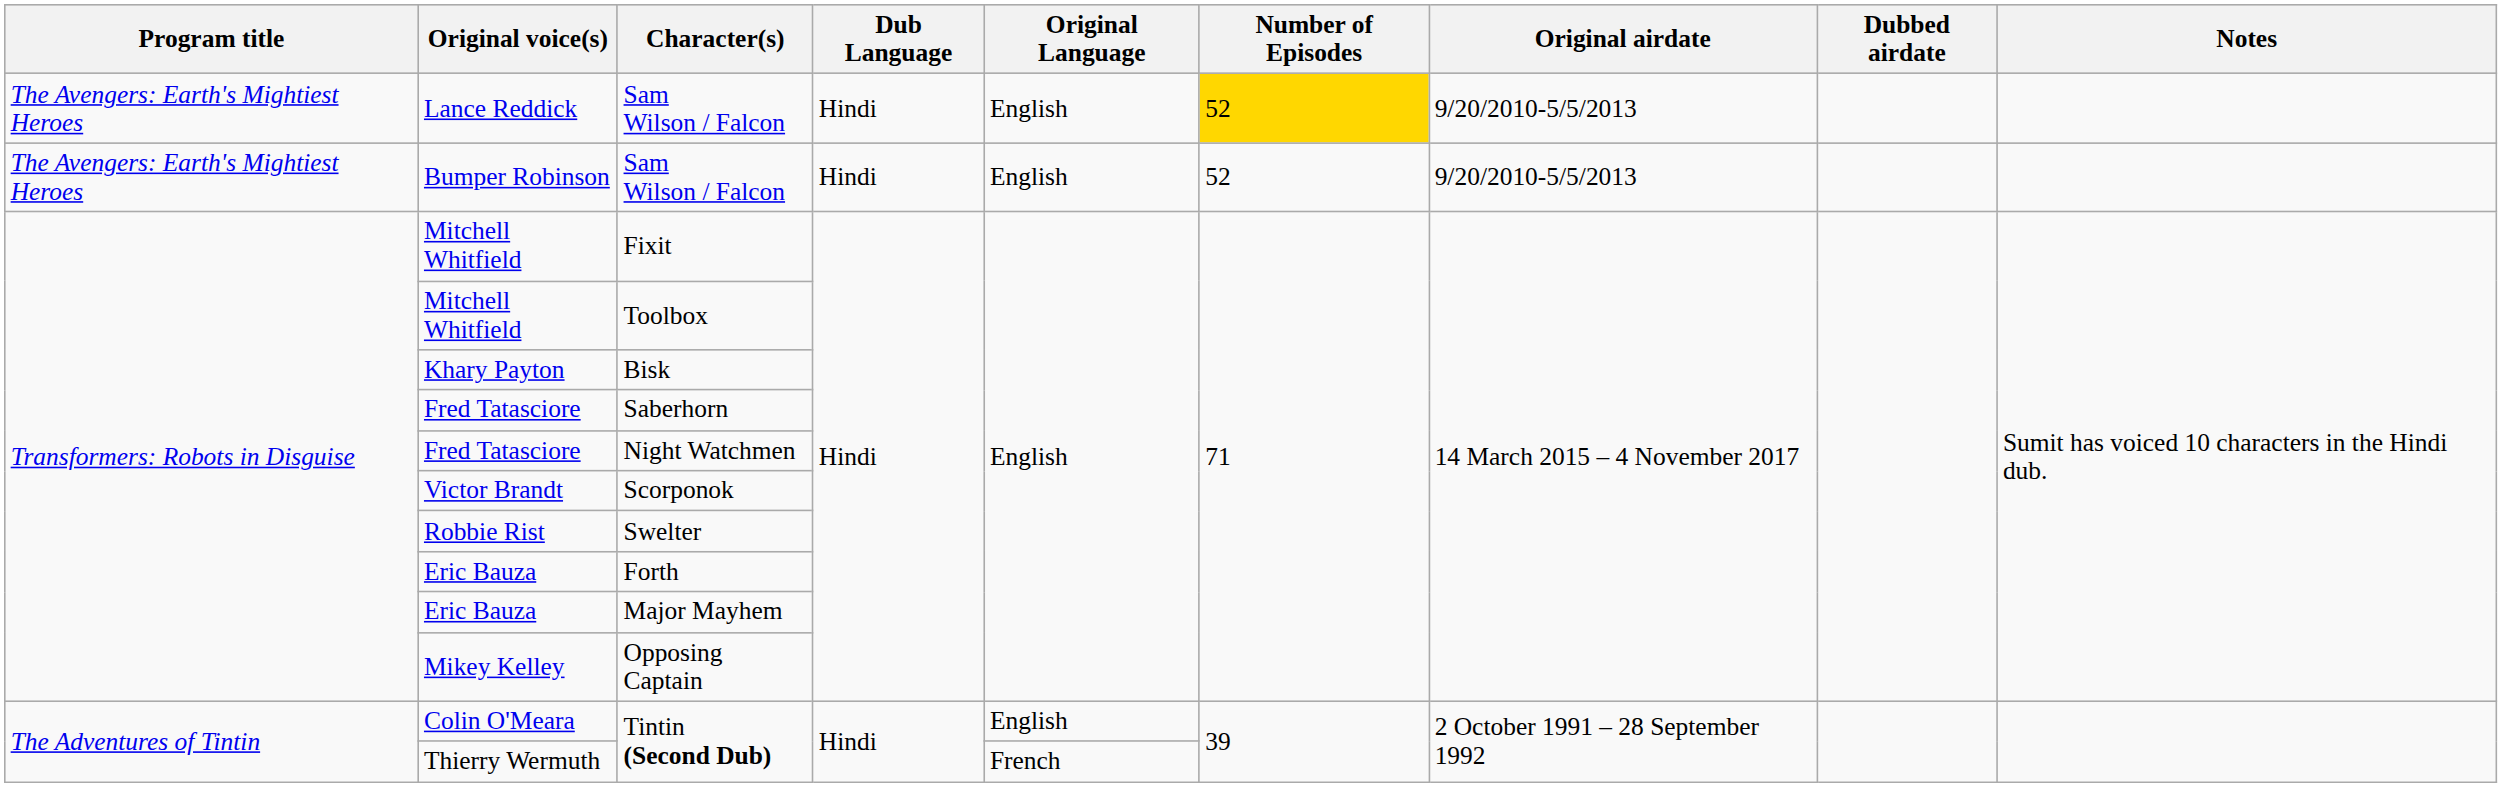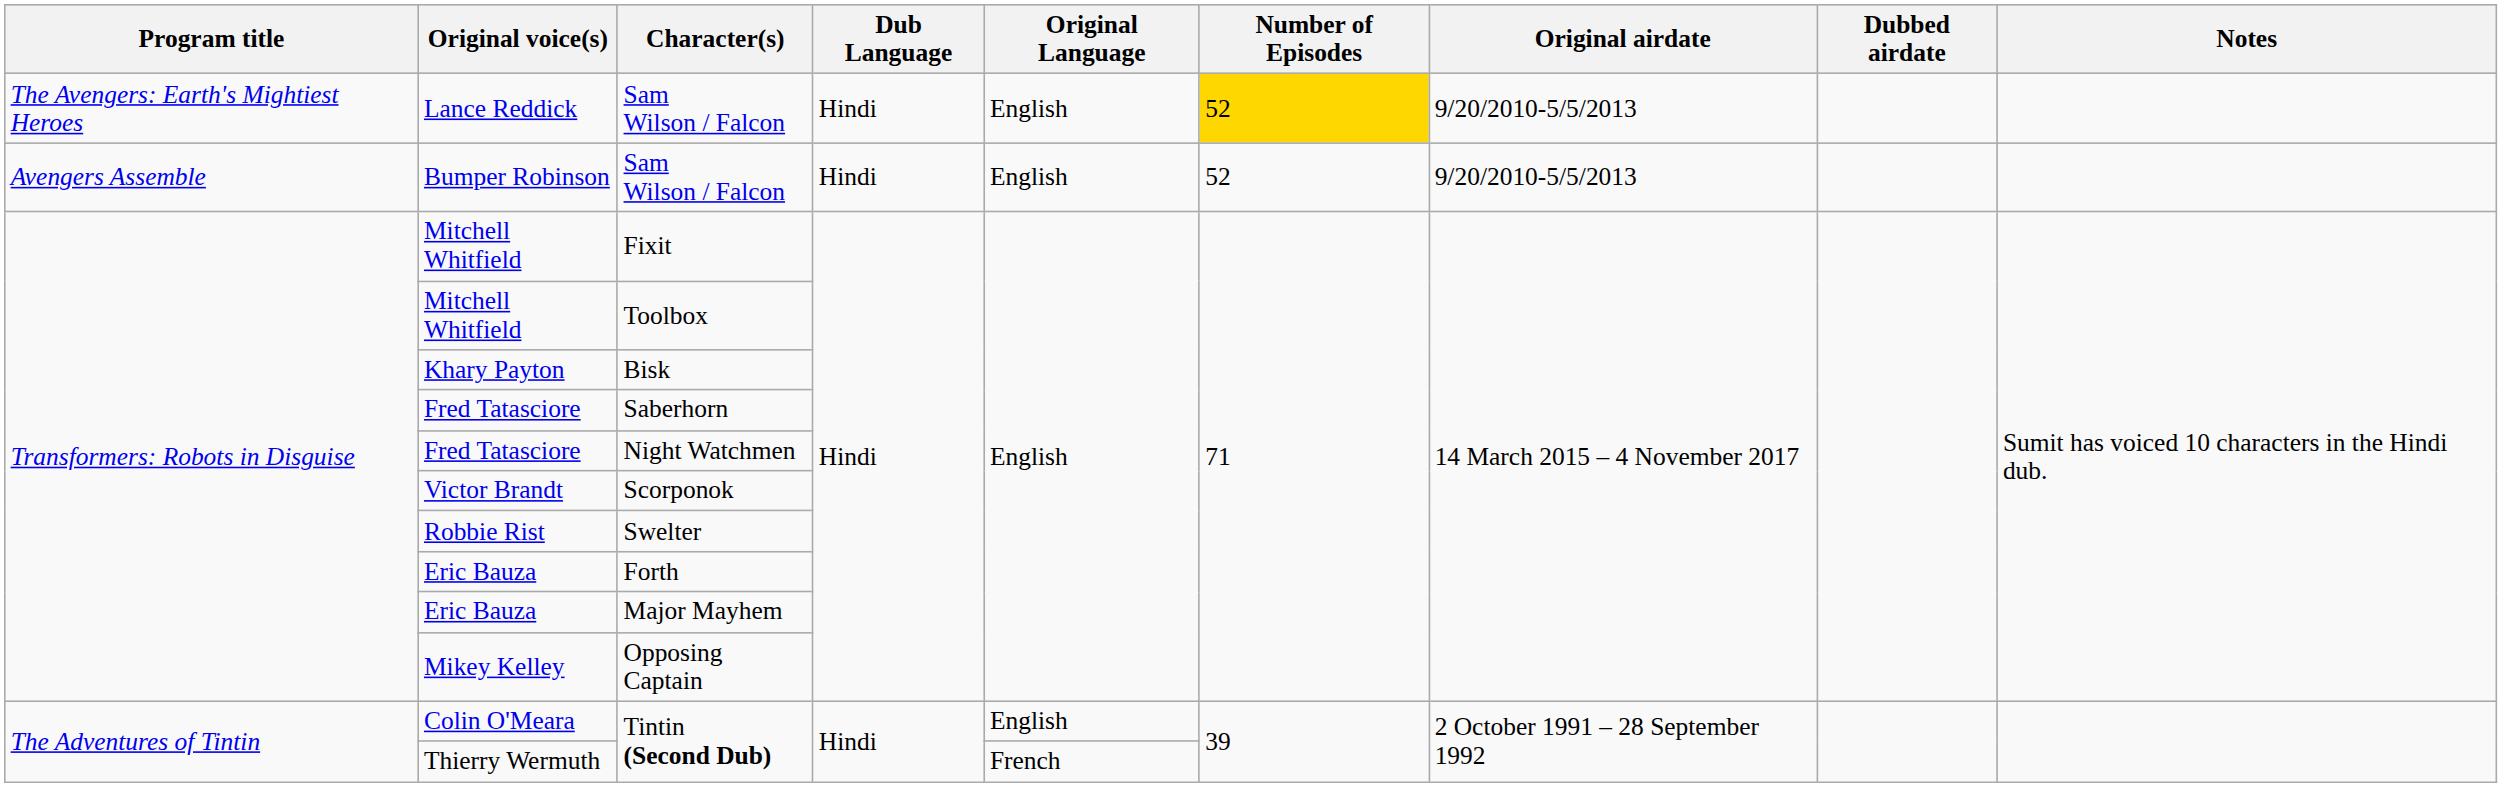(175, 176) The Avengers: Earth's Mightiest Heroes -> (108, 176) Avengers Assemble
